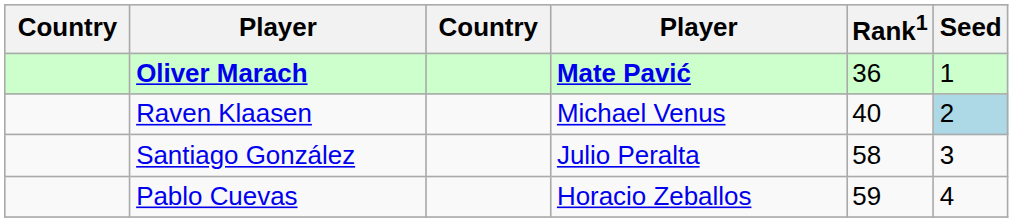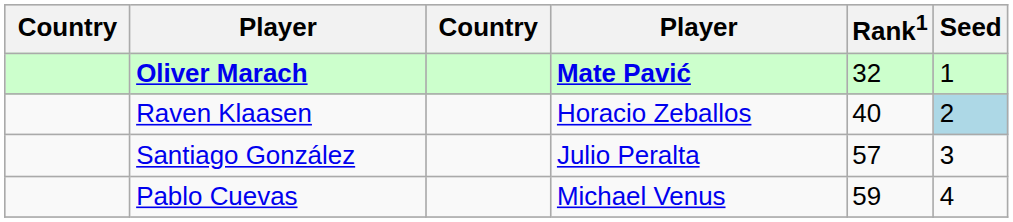(867, 73) 36 -> (867, 73) 32
(641, 114) Michael Venus -> (654, 114) Horacio Zeballos
(867, 155) 58 -> (867, 155) 57
(654, 196) Horacio Zeballos -> (641, 196) Michael Venus
